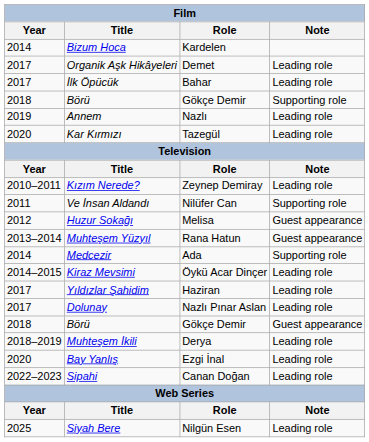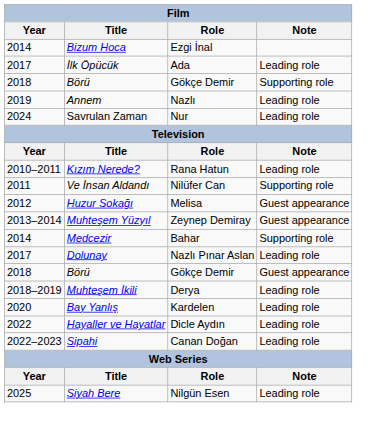(204, 48) Kardelen -> (191, 48) Ezgi İnal
- row: (122, 65)
(197, 83) Bahar -> (180, 65) Ada
- row: (94, 134)
+ row: (107, 117)
(222, 186) Zeynep Demiray -> (200, 169) Rana Hatun
(211, 238) Rana Hatun -> (211, 221) Zeynep Demiray
(192, 255) Ada -> (185, 238) Bahar
- row: (101, 273)
- row: (108, 290)
(203, 359) Ezgi İnal -> (192, 307) Kardelen
+ row: (116, 325)
